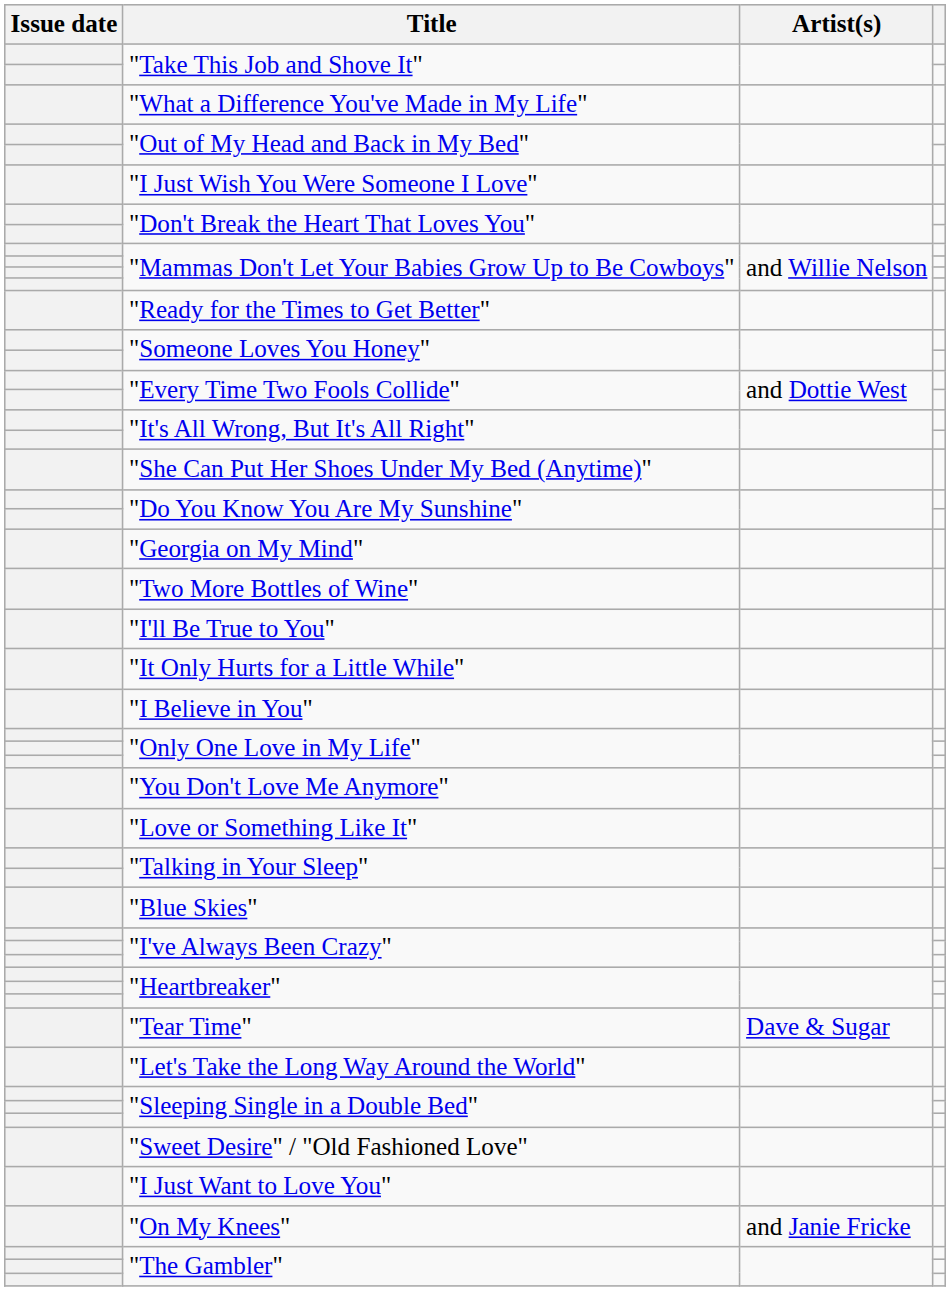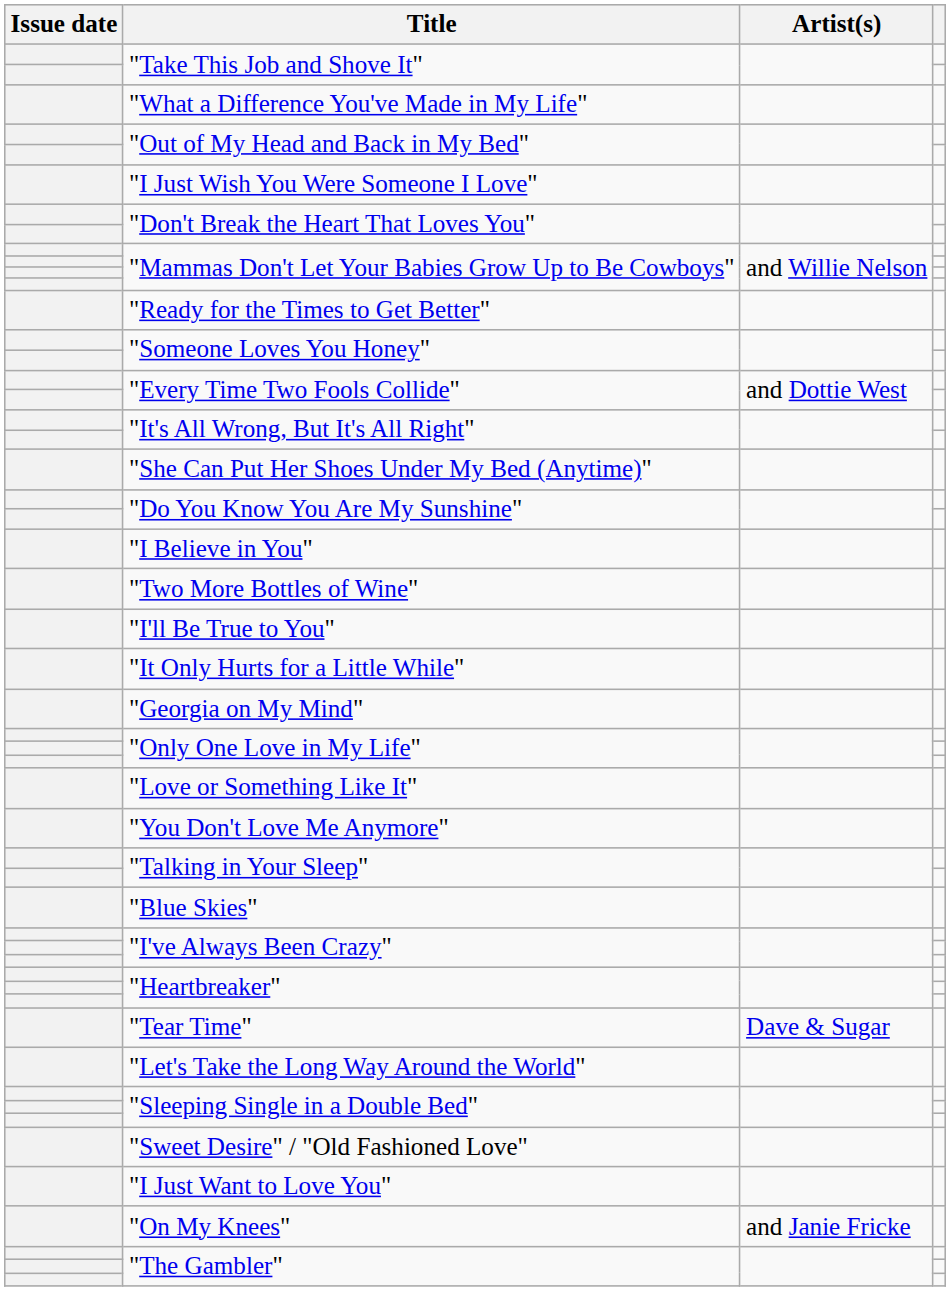rows swapped: (246, 548) <-> (221, 708)
rows swapped: (273, 827) <-> (289, 787)
